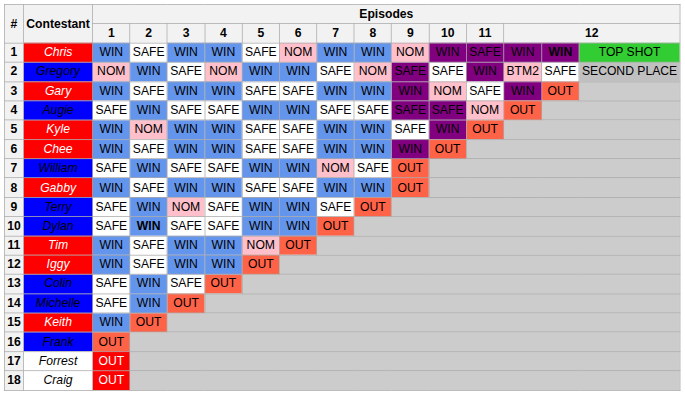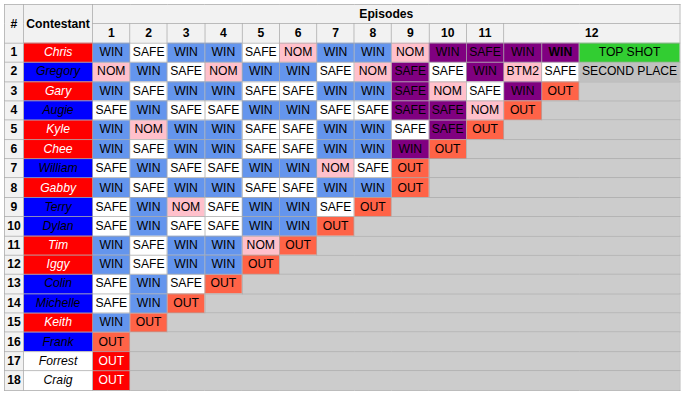(410, 91) WIN -> (410, 91) SAFE
(448, 129) WIN -> (448, 129) SAFE
(149, 226) bold -> (149, 226) normal
